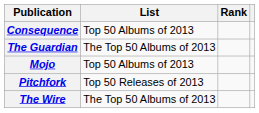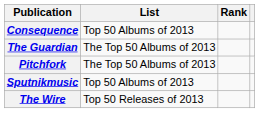- row: (43, 64)
(143, 82) Top 50 Releases of 2013 -> (149, 64) The Top 50 Albums of 2013
+ row: (43, 82)
(149, 99) The Top 50 Albums of 2013 -> (143, 99) Top 50 Releases of 2013
